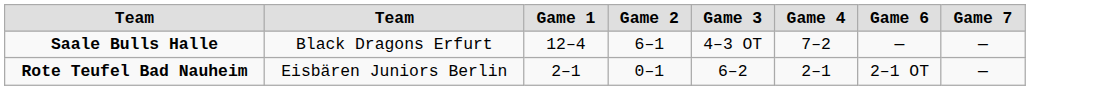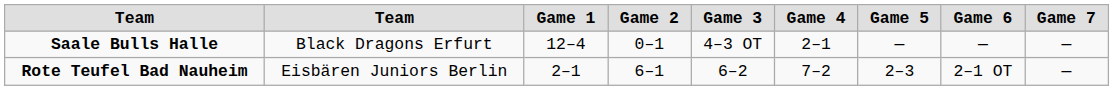+ column: (900, 18)
(649, 45) 6–1 -> (649, 45) 0–1
(816, 45) 7–2 -> (816, 45) 2–1
(649, 71) 0–1 -> (649, 71) 6–1
(816, 71) 2–1 -> (816, 71) 7–2
